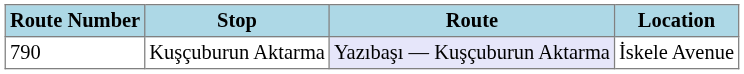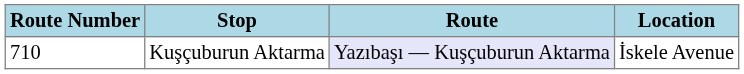(25, 52) 790 -> (25, 52) 710
